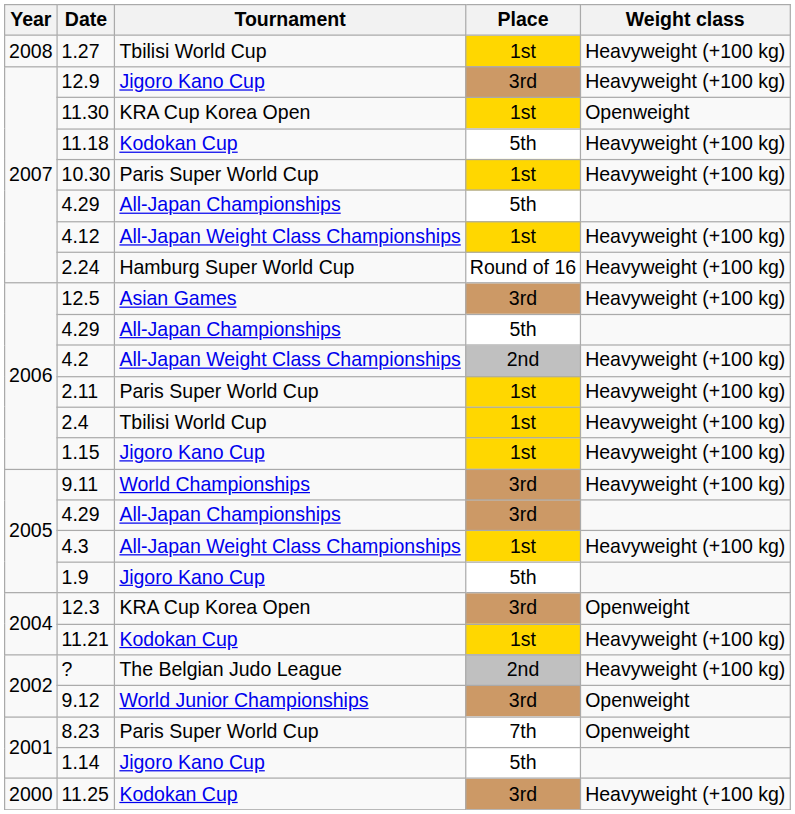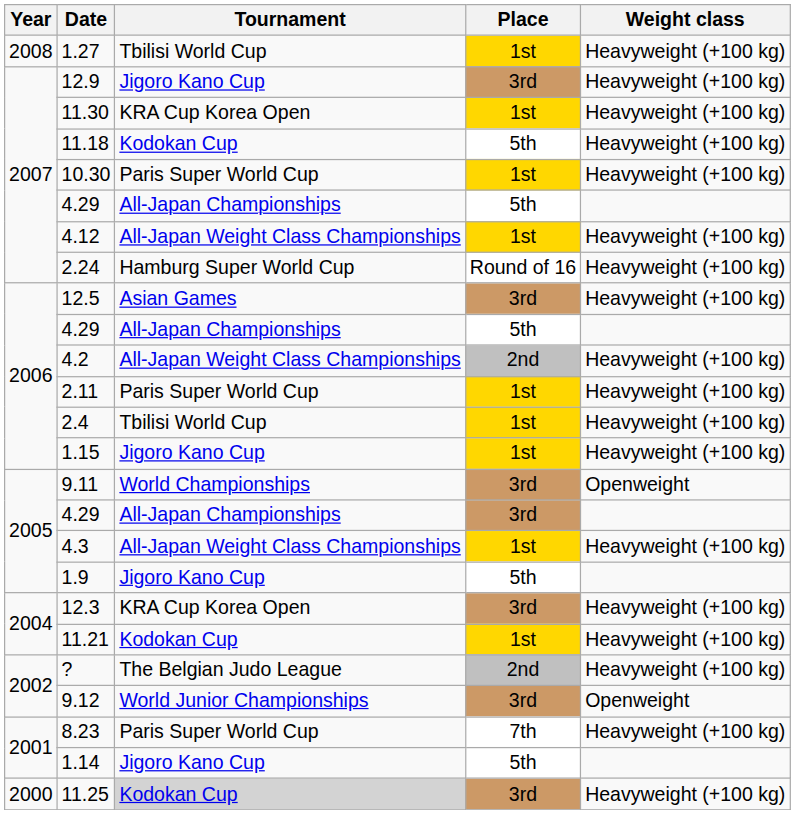(637, 112) Openweight -> (685, 112) Heavyweight (+100 kg)
(685, 484) Heavyweight (+100 kg) -> (637, 484) Openweight
(637, 608) Openweight -> (685, 608) Heavyweight (+100 kg)
(637, 732) Openweight -> (685, 732) Heavyweight (+100 kg)
(179, 793) no background -> (179, 793) lightgrey background
